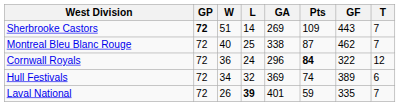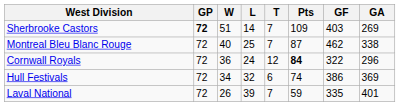columns swapped: (383, 12) <-> (282, 12)
(346, 28) 443 -> (335, 28) 403
(346, 77) 389 -> (335, 77) 386
(249, 93) bold -> (249, 93) normal
